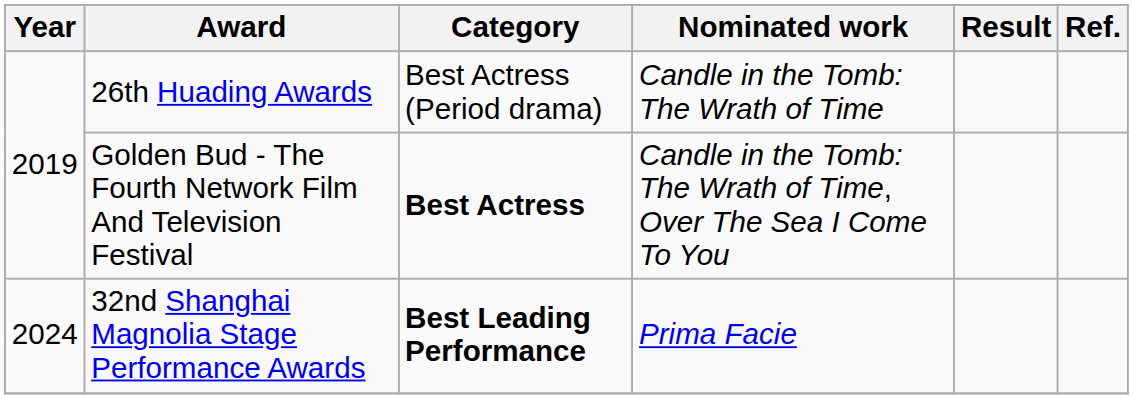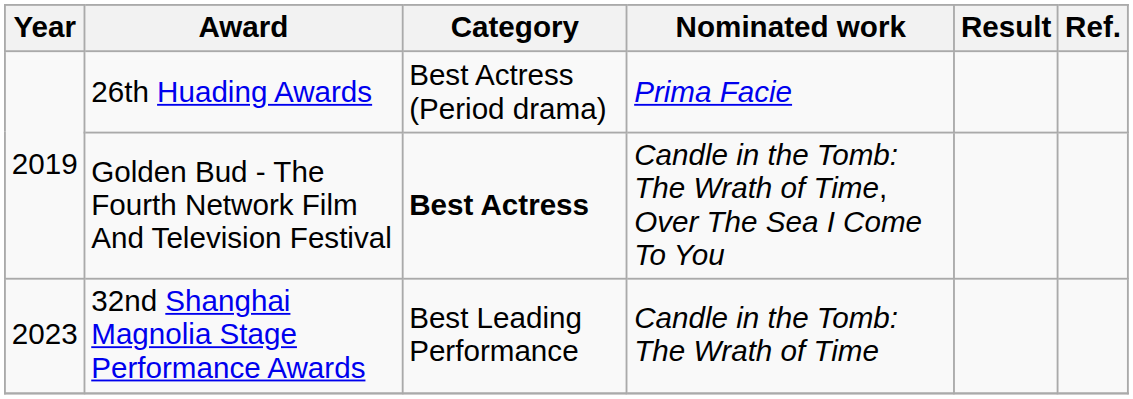(771, 91) Candle in the Tomb: The Wrath of Time -> (713, 91) Prima Facie
(45, 335) 2024 -> (45, 335) 2023
(498, 335) bold -> (496, 335) normal
(718, 335) Prima Facie -> (766, 335) Candle in the Tomb: The Wrath of Time
